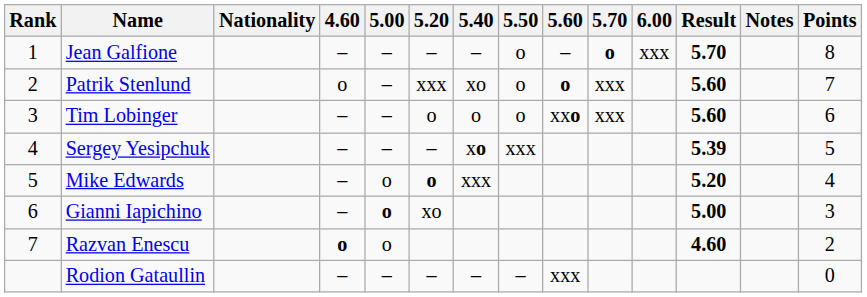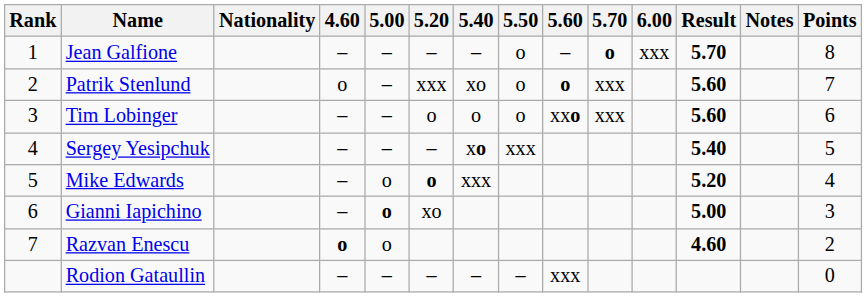(709, 148) 5.39 -> (709, 148) 5.40
